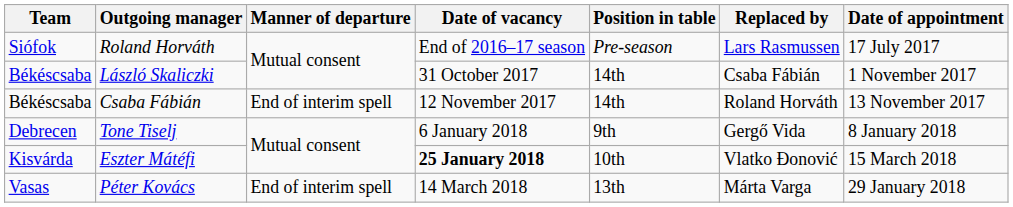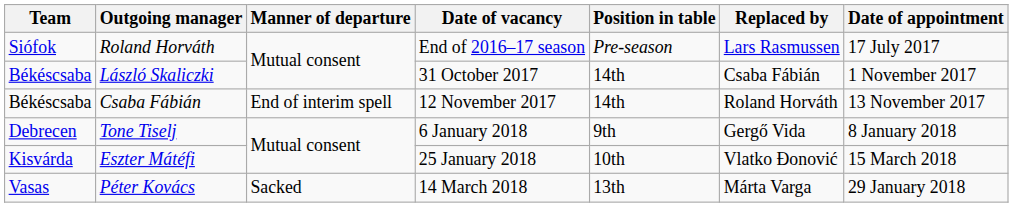(481, 159) bold -> (477, 159) normal
(321, 187) End of interim spell -> (276, 187) Sacked
